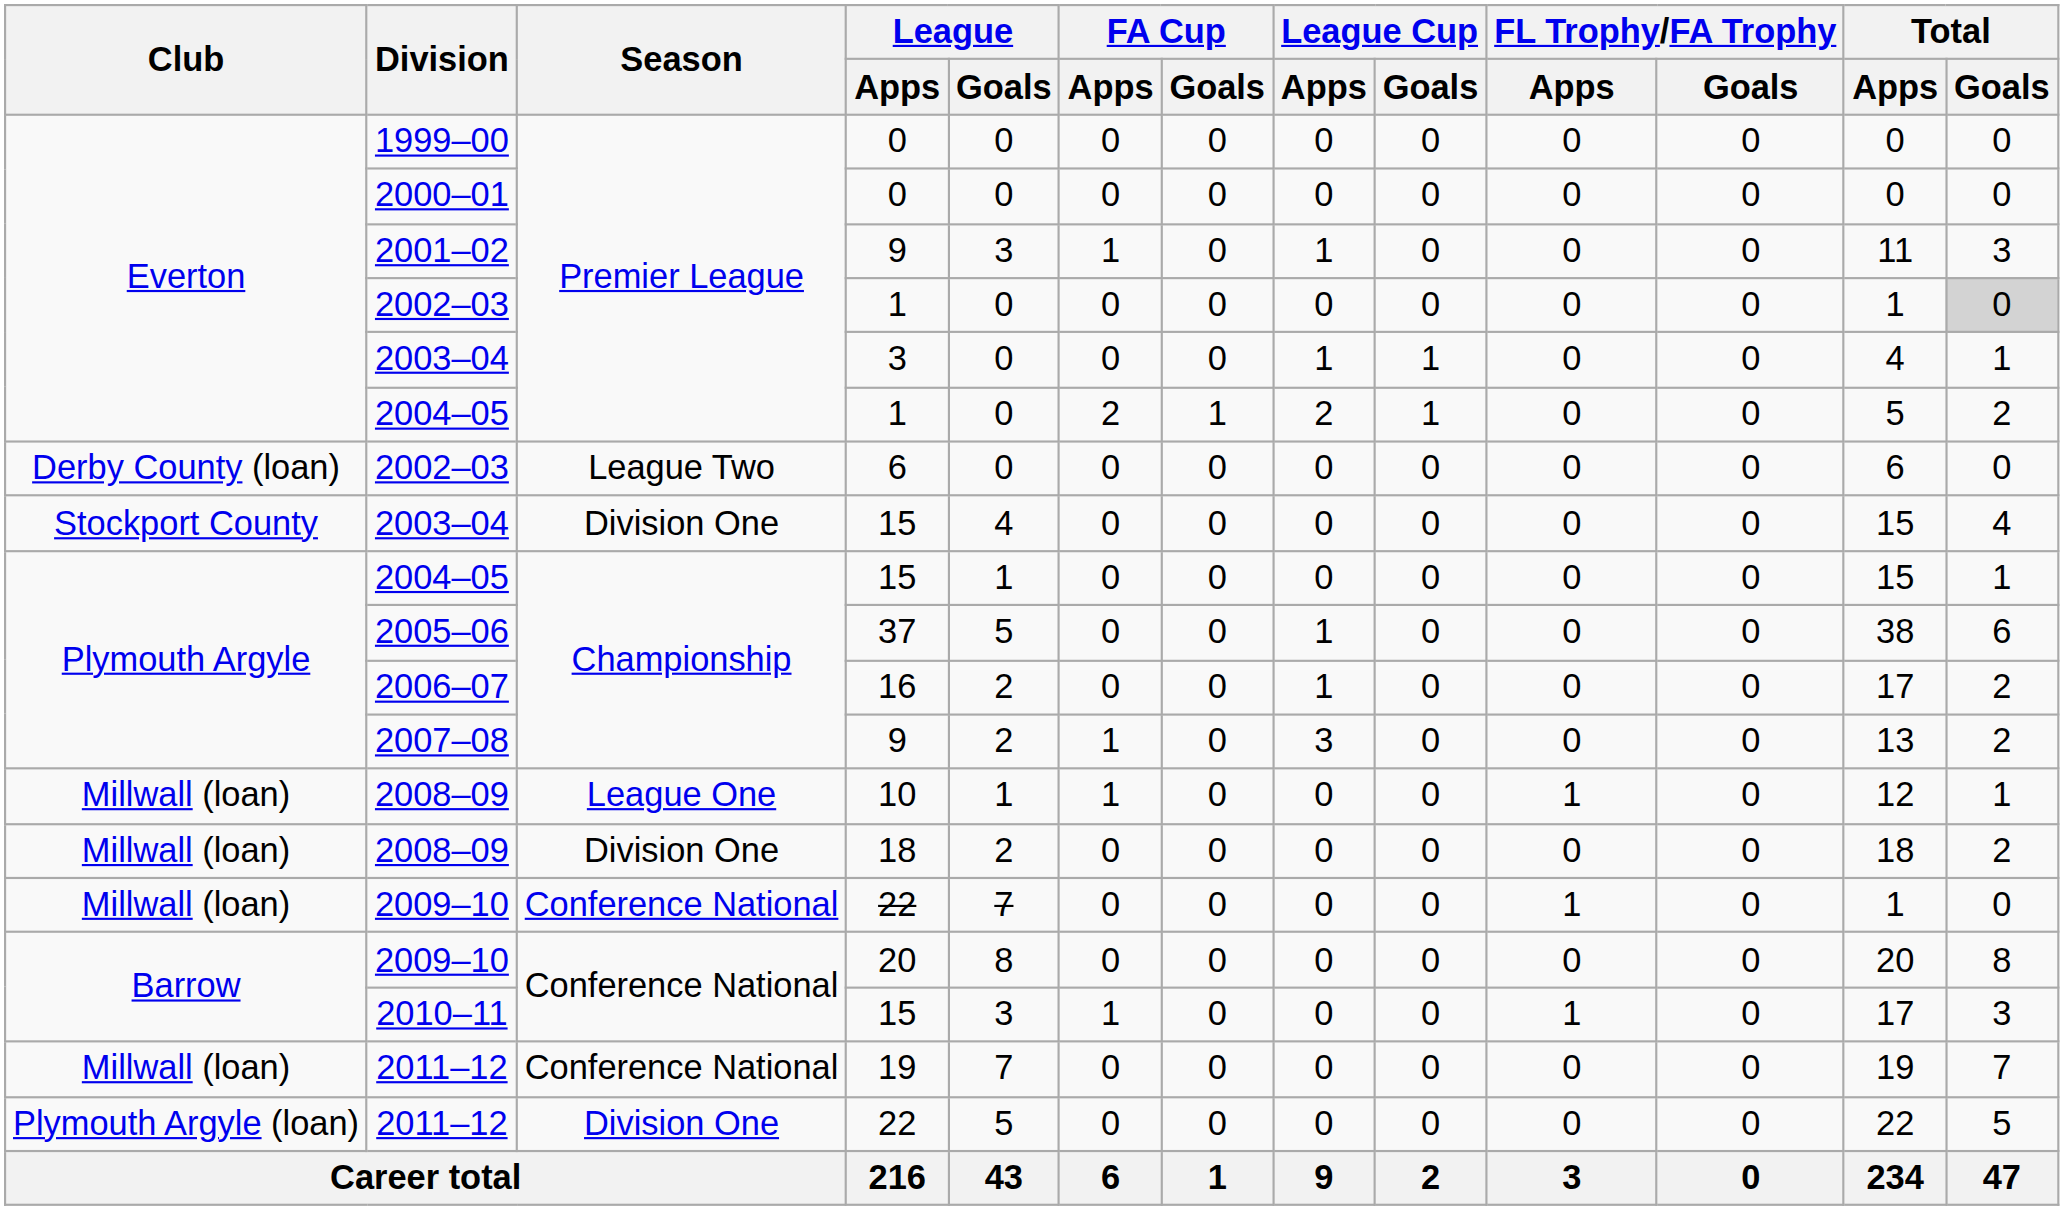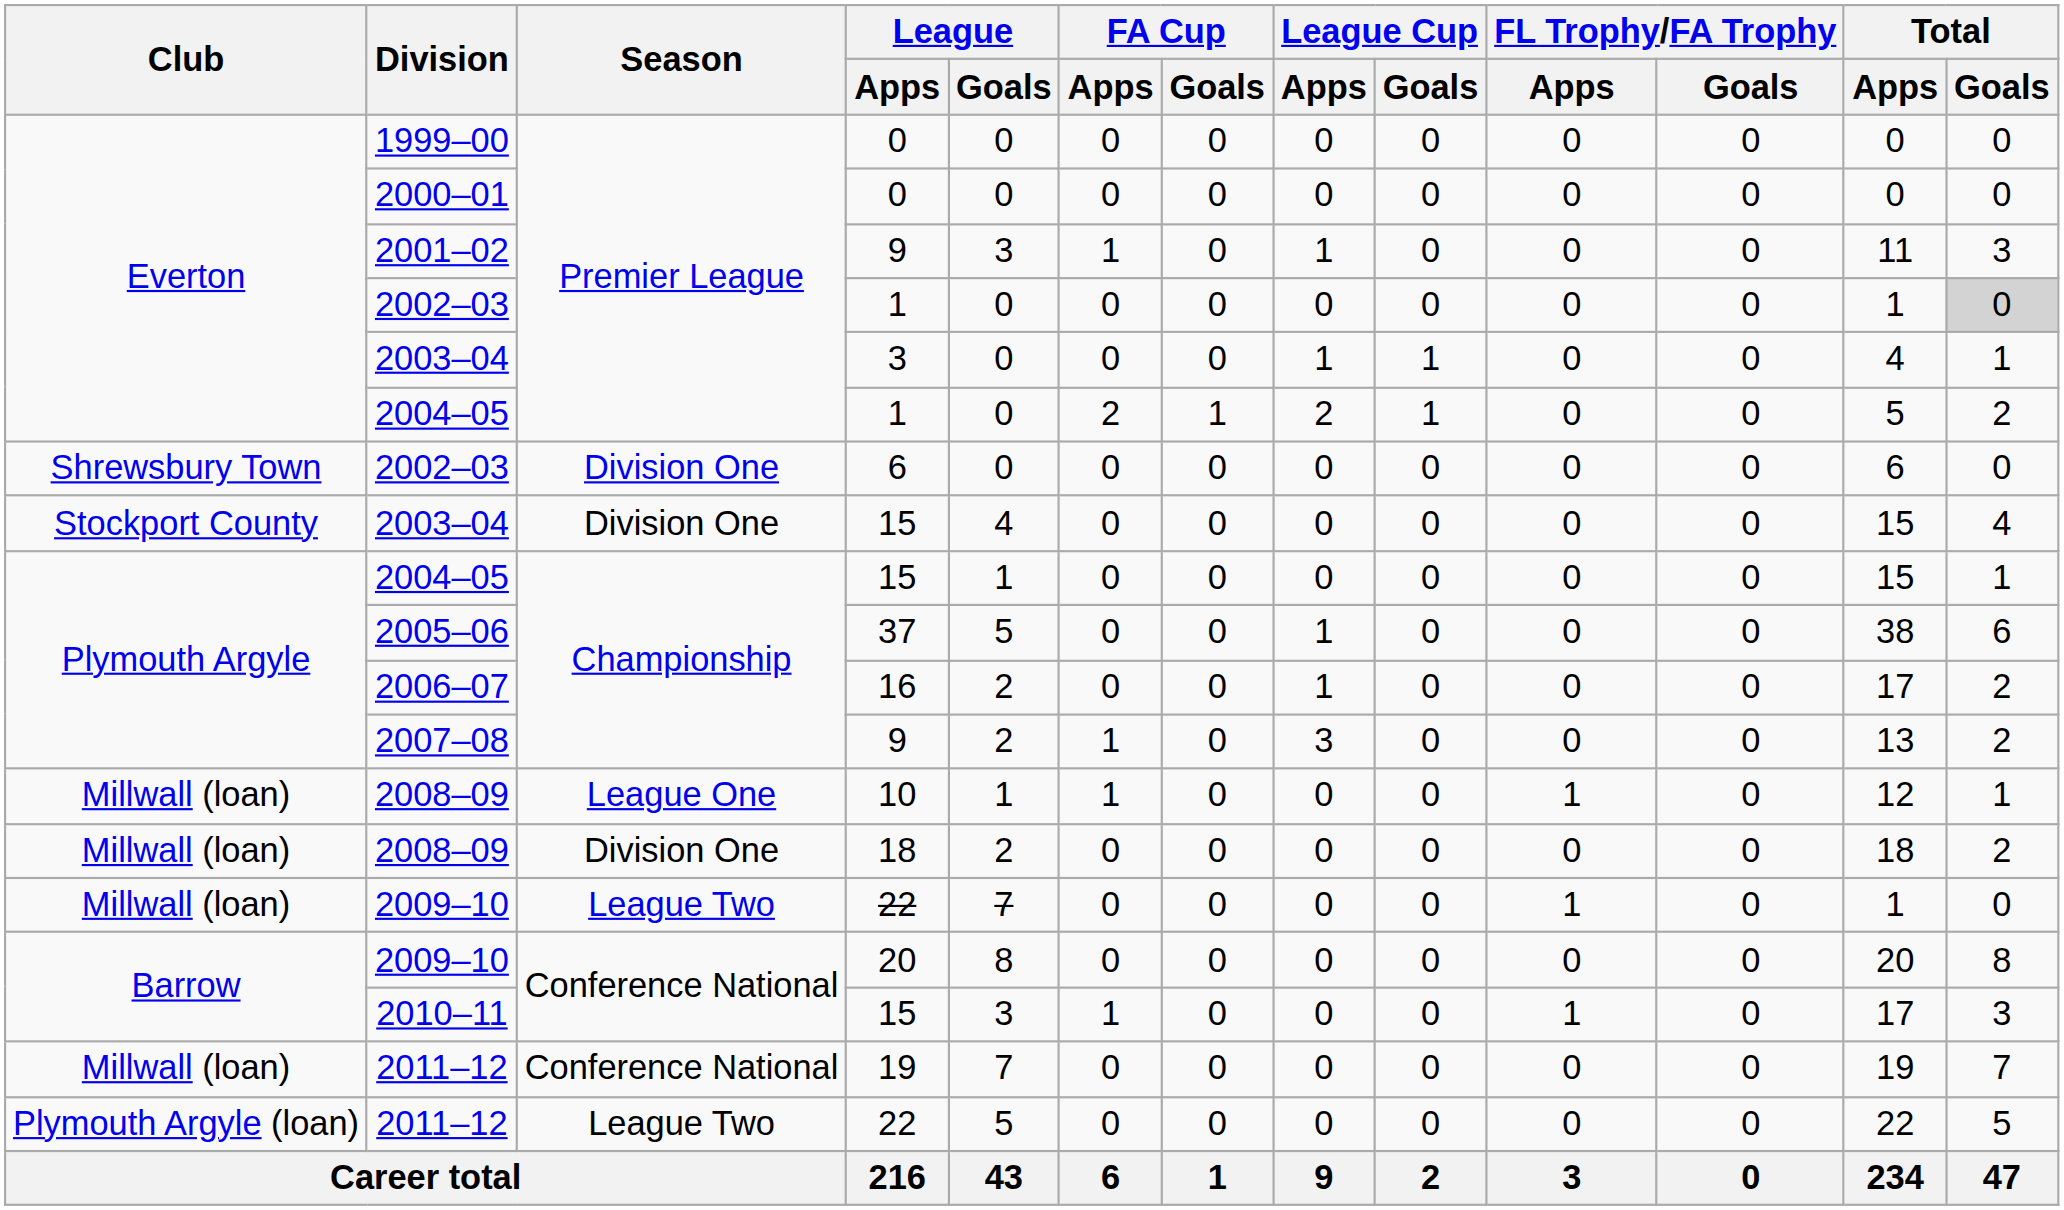(186, 468) Derby County (loan) -> (186, 468) Shrewsbury Town
(682, 468) League Two -> (682, 468) Division One
(682, 904) Conference National -> (682, 904) League Two
(682, 1122) Division One -> (682, 1122) League Two
